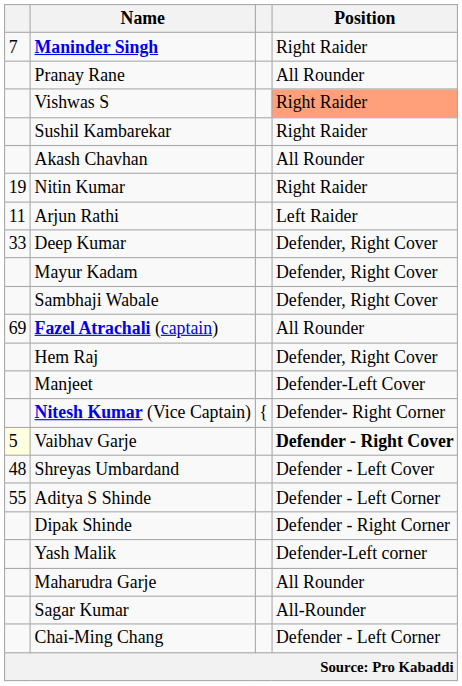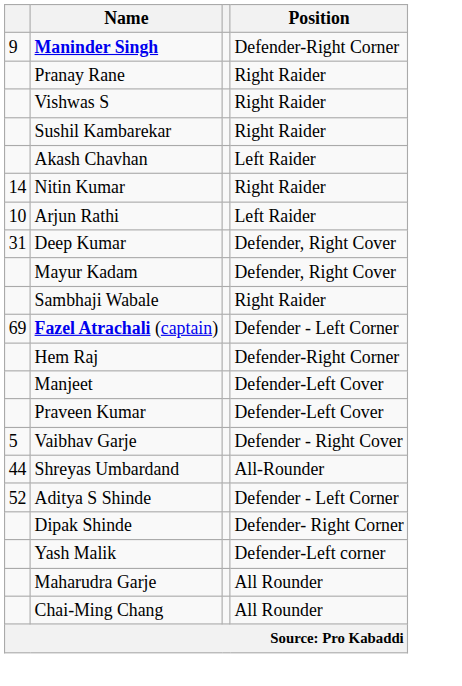(13, 46) 7 -> (13, 46) 9
(322, 46) Right Raider -> (317, 46) Defender-Right Corner
(320, 74) All Rounder -> (280, 74) Right Raider
(322, 103) lightsalmon background -> (280, 103) no background
(320, 159) All Rounder -> (275, 159) Left Raider
(18, 187) 19 -> (18, 187) 14
(17, 215) 11 -> (18, 215) 10
(18, 243) 33 -> (18, 243) 31
(357, 300) Defender, Right Cover -> (280, 300) Right Raider
(320, 328) All Rounder -> (317, 328) Defender - Left Corner
(357, 356) Defender, Right Cover -> (317, 356) Defender-Right Corner
+ row: (90, 412)
- row: (143, 412)
(13, 441) lightyellow background -> (13, 441) no background
(365, 441) bold -> (319, 441) normal
(18, 469) 48 -> (18, 469) 44
(355, 469) Defender - Left Cover -> (279, 469) All-Rounder
(18, 497) 55 -> (18, 497) 52
(363, 525) Defender - Right Corner -> (319, 525) Defender- Right Corner
- row: (82, 610)
(358, 638) Defender - Left Corner -> (279, 610) All Rounder
